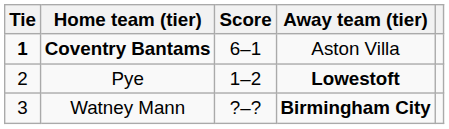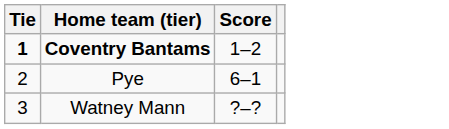- column: (356, 19)
(246, 49) 6–1 -> (246, 49) 1–2
(246, 78) 1–2 -> (246, 78) 6–1
